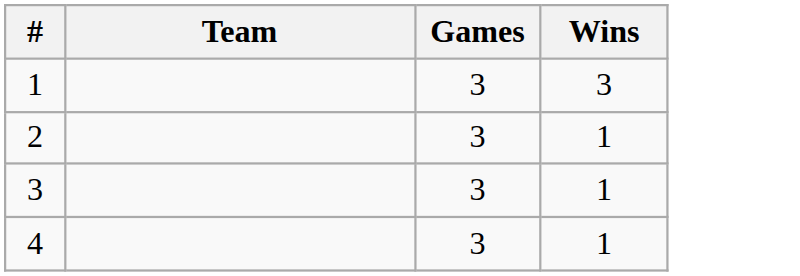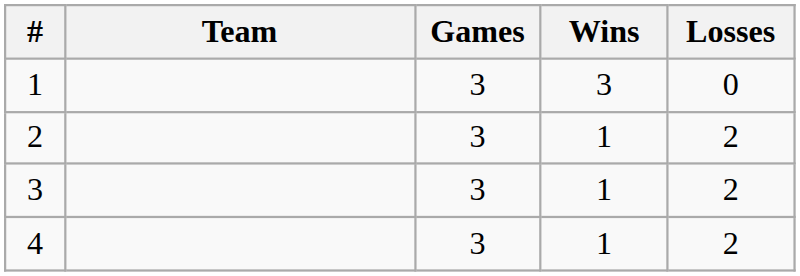+ column: (731, 31)
